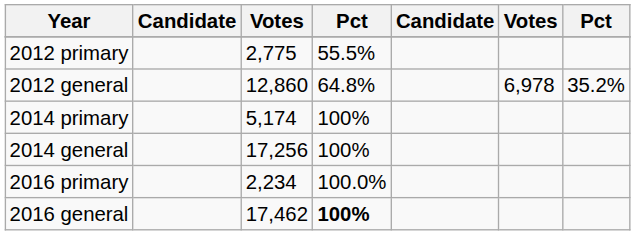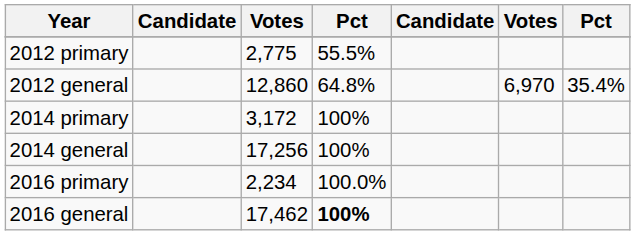(529, 85) 6,978 -> (529, 85) 6,970
(596, 85) 35.2% -> (596, 85) 35.4%
(271, 118) 5,174 -> (271, 118) 3,172
